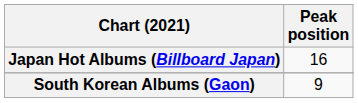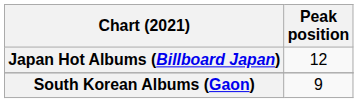(318, 60) 16 -> (318, 60) 12
